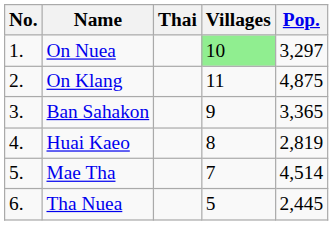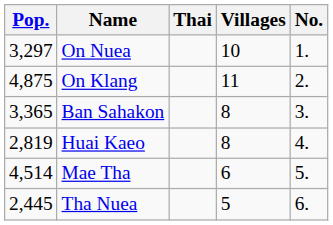columns swapped: (23, 19) <-> (301, 19)
(215, 50) lightgreen background -> (231, 50) no background
(211, 111) 9 -> (226, 111) 8
(211, 173) 7 -> (226, 173) 6
